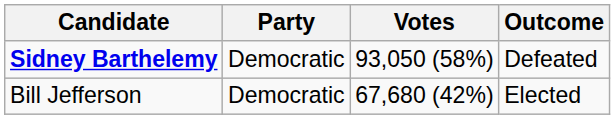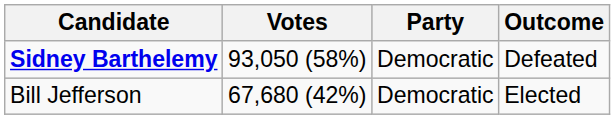columns swapped: (286, 22) <-> (424, 22)
